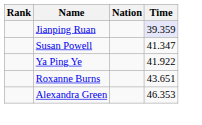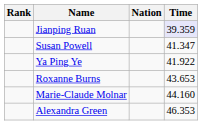(161, 78) 43.651 -> (181, 78) 43.653
+ row: (81, 95)
